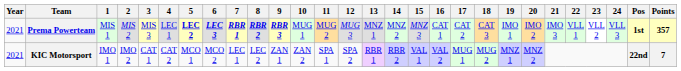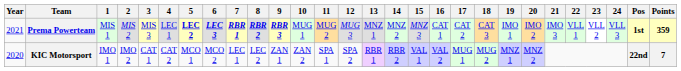(663, 30) 357 -> (663, 30) 359
(15, 54) 2021 -> (15, 54) 2020
